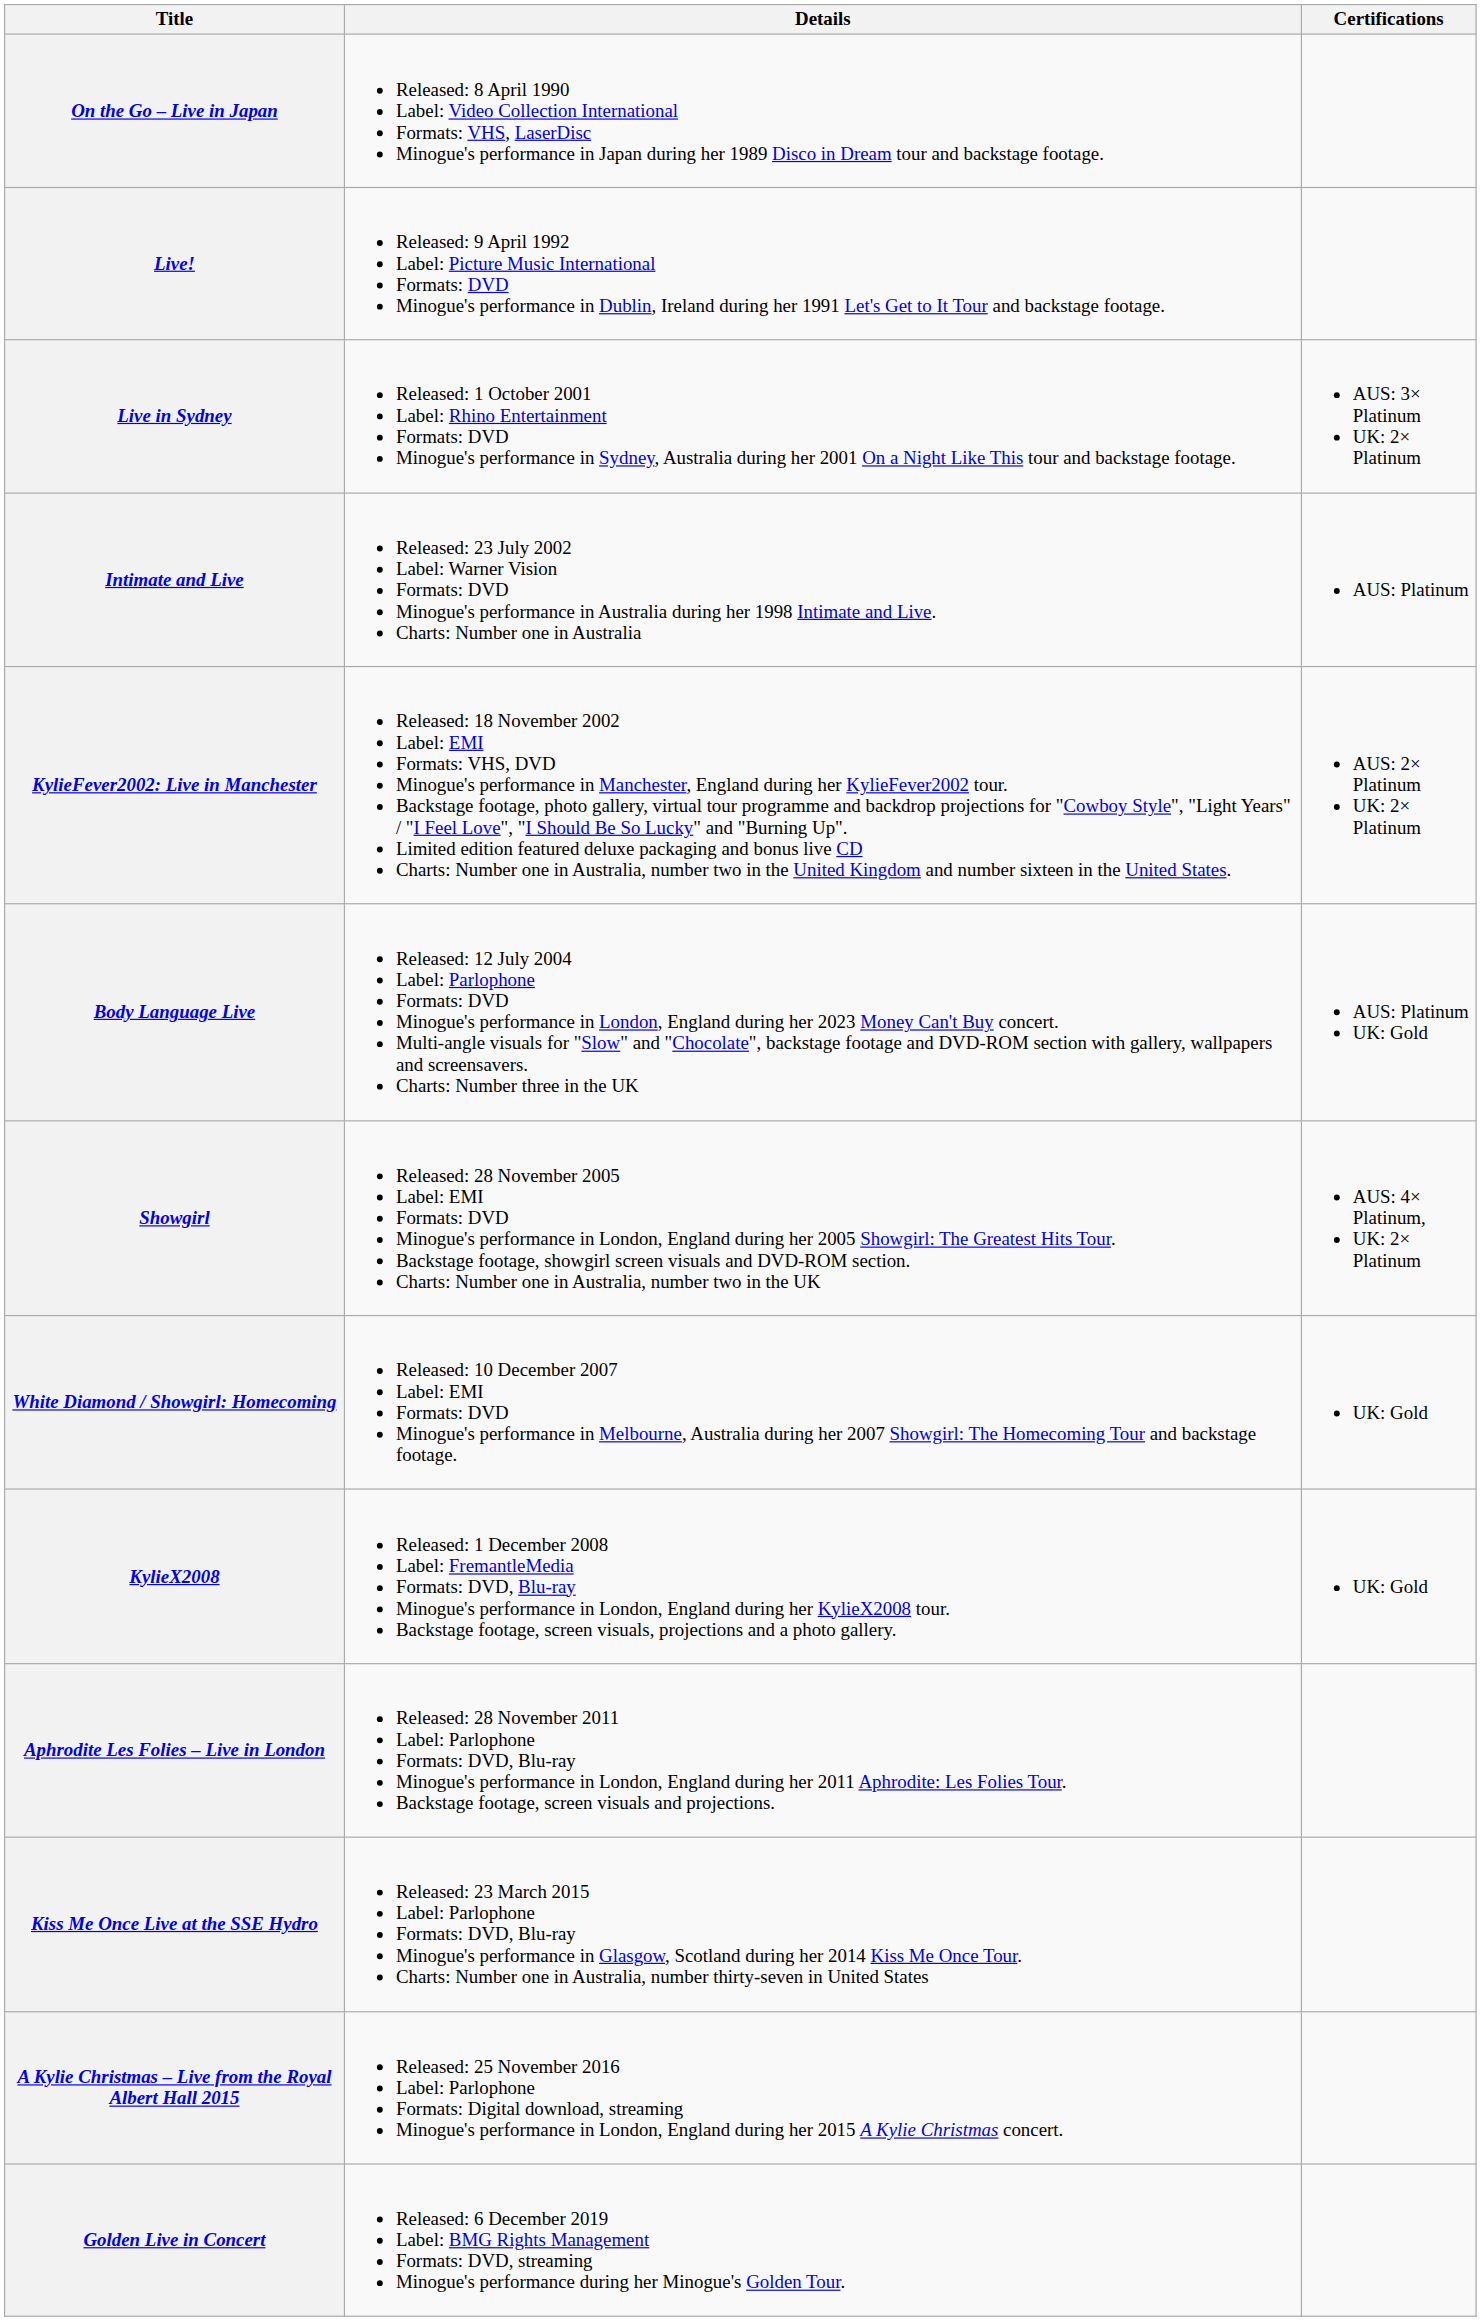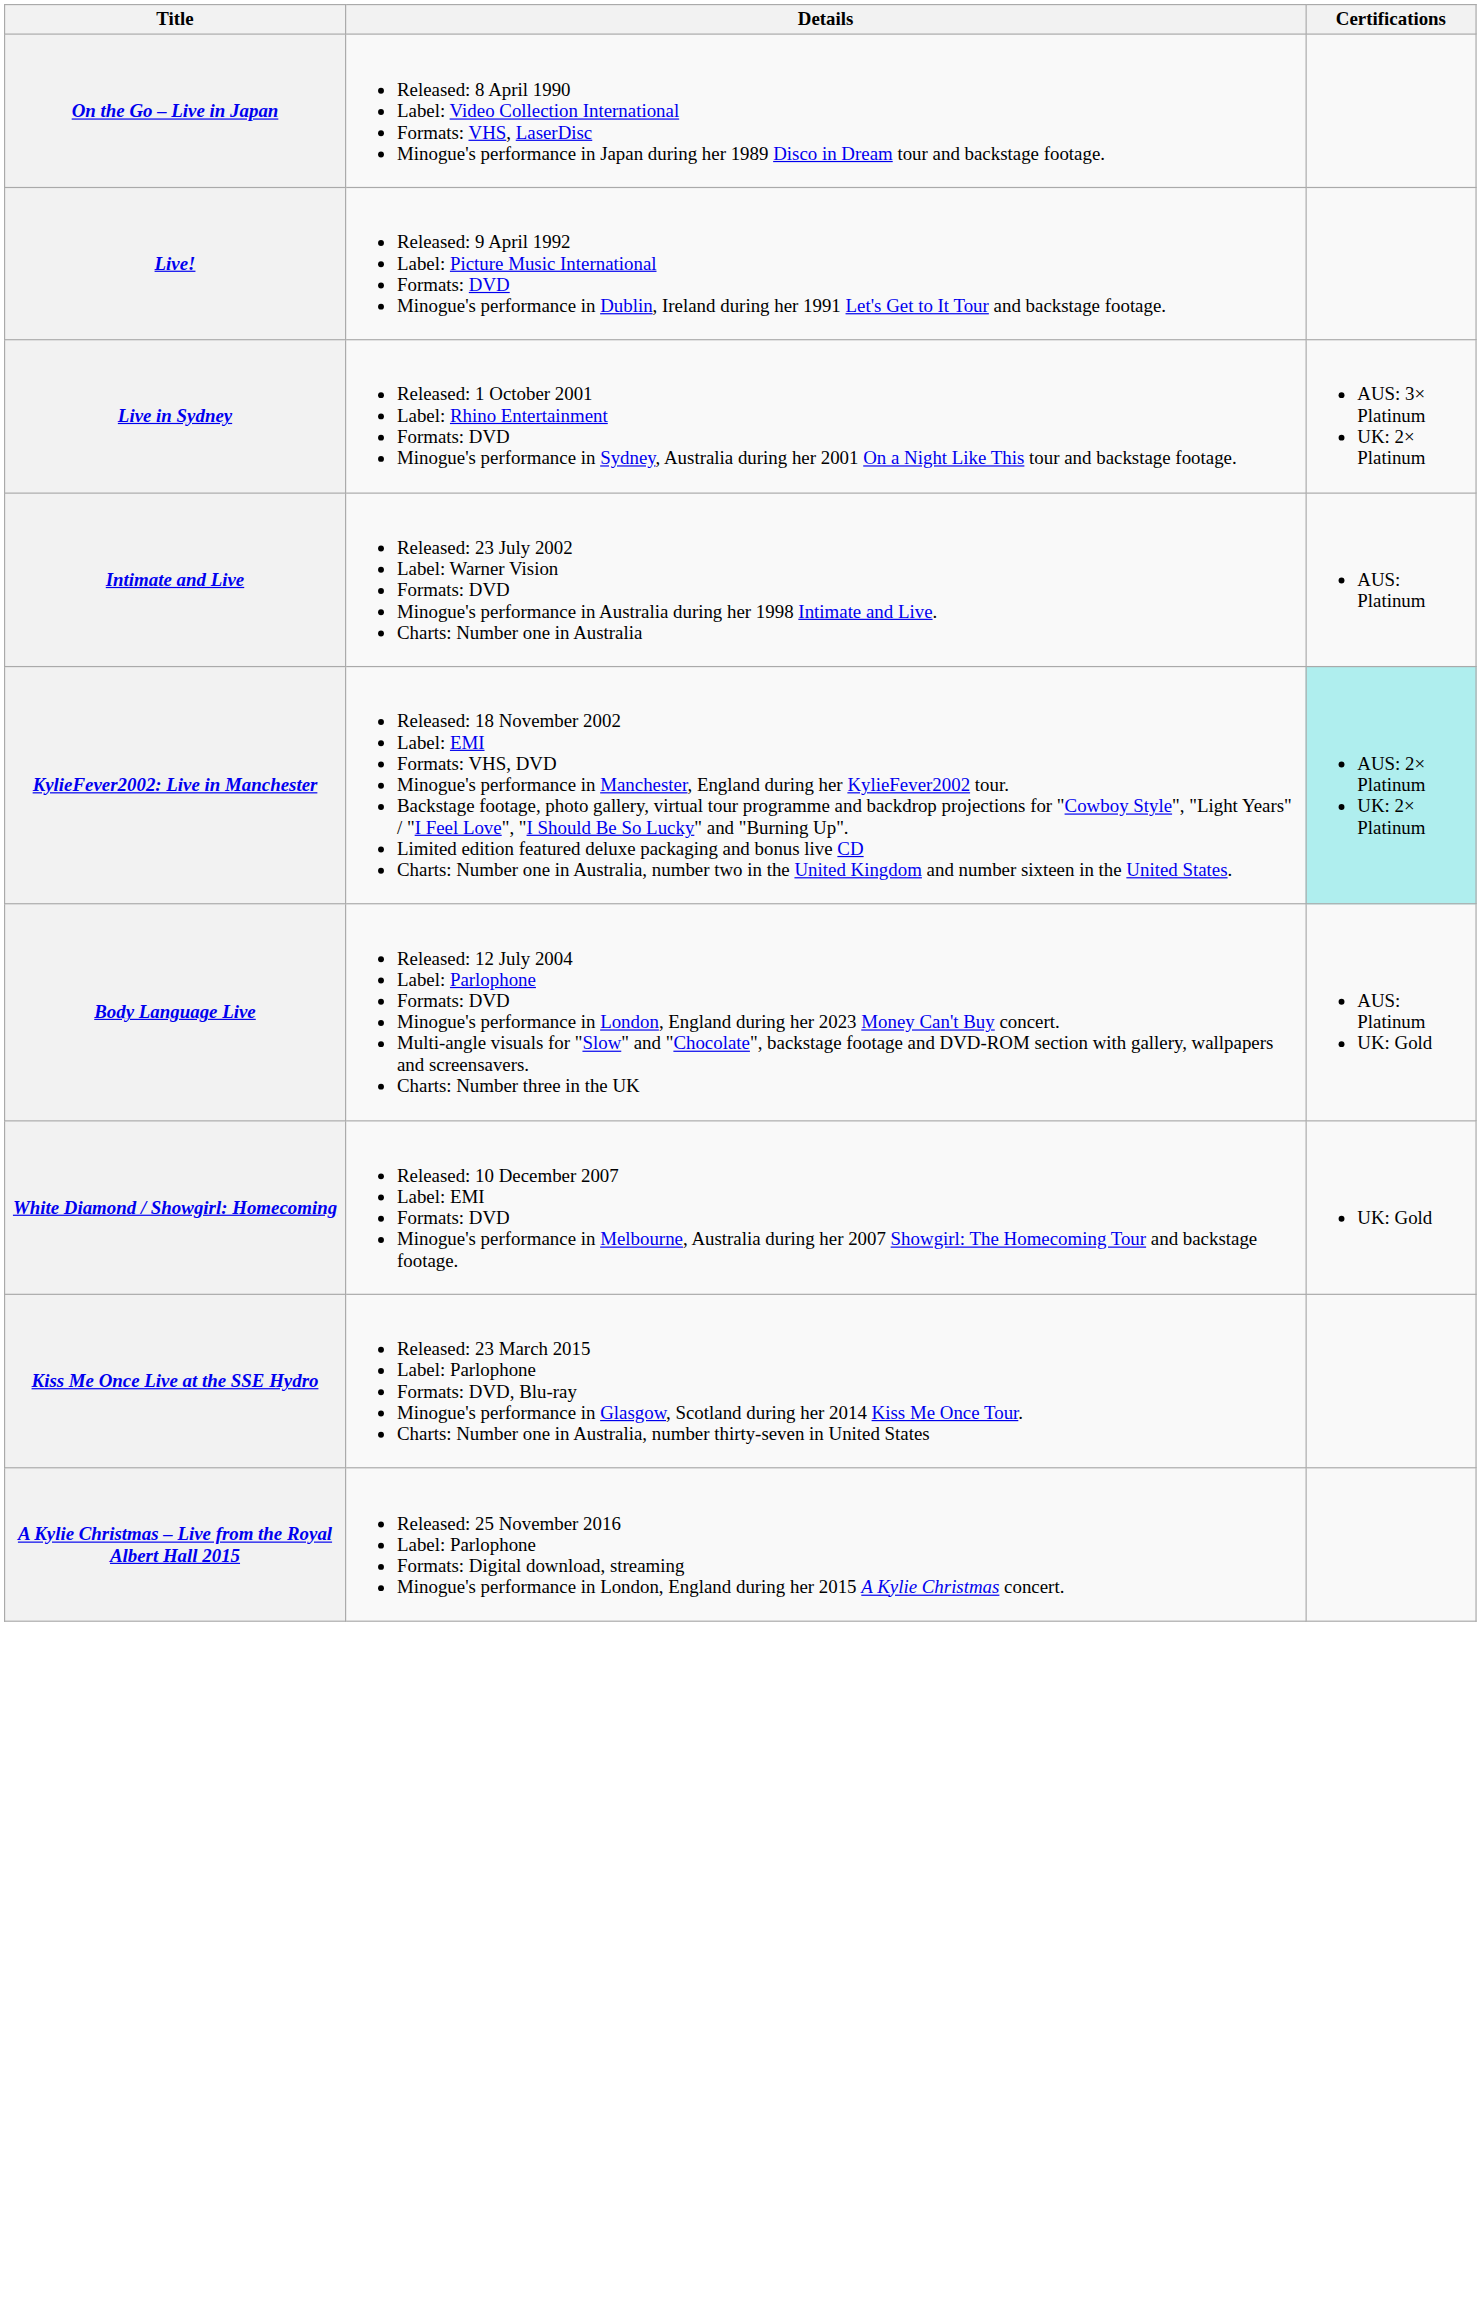(1389, 796) no background -> (1391, 796) paleturquoise background
- row: (174, 1217)
- row: (174, 1576)
- row: (174, 1750)
- row: (174, 2240)
